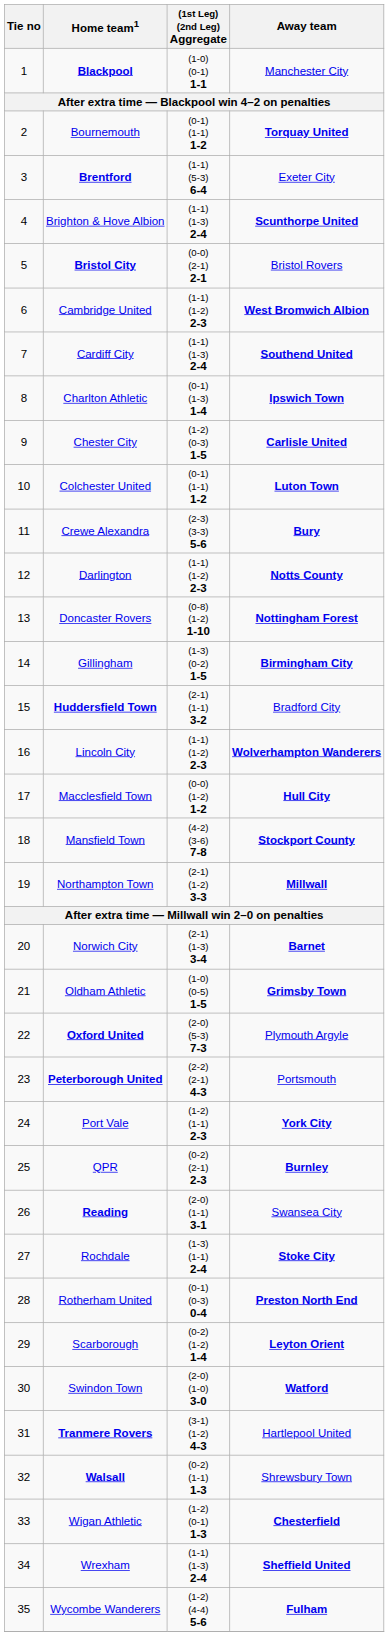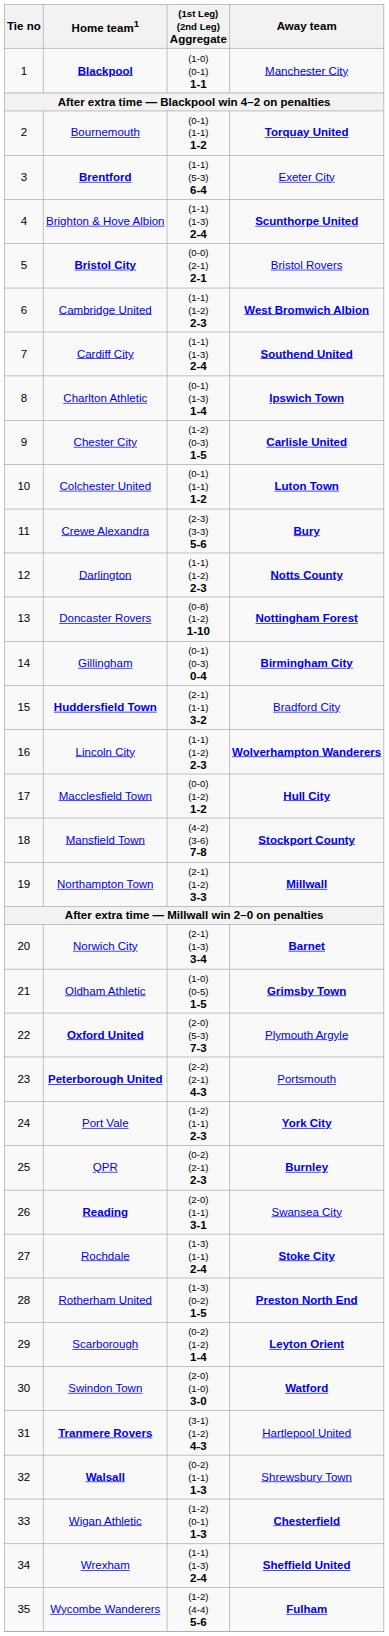(198, 664) (1-3) (0-2) 1-5 -> (198, 664) (0-1) (0-3) 0-4
(198, 1301) (0-1) (0-3) 0-4 -> (198, 1301) (1-3) (0-2) 1-5
